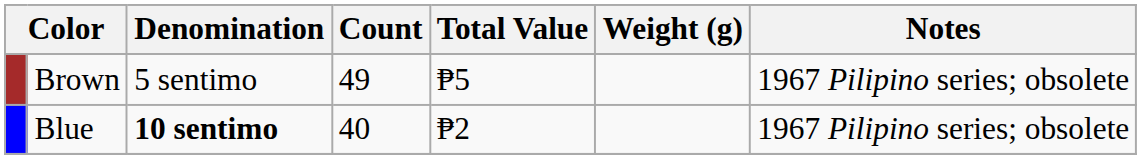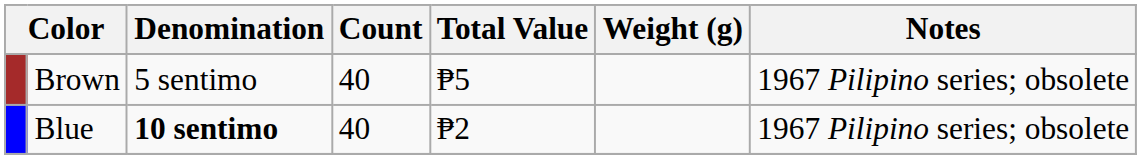(354, 79) 49 -> (354, 79) 40
